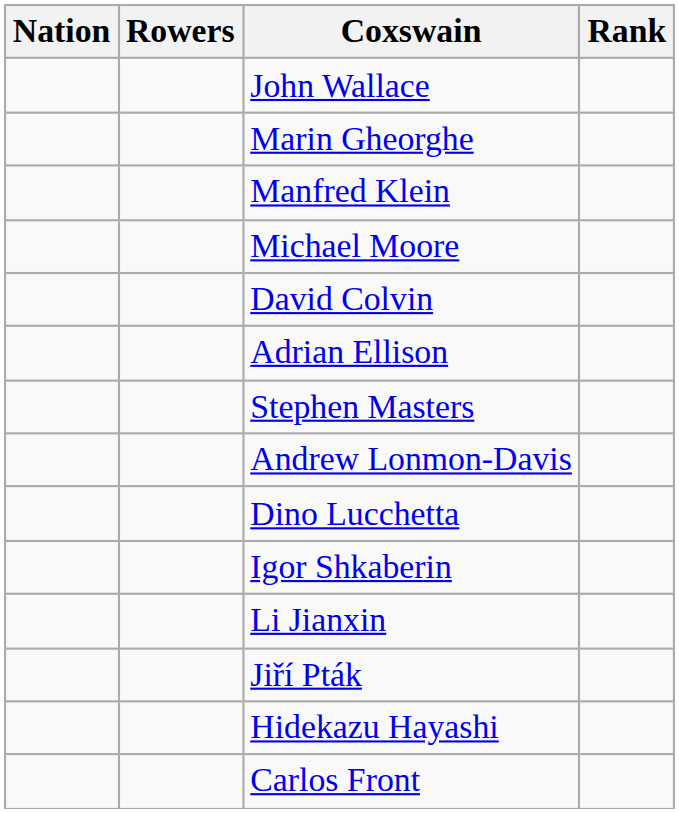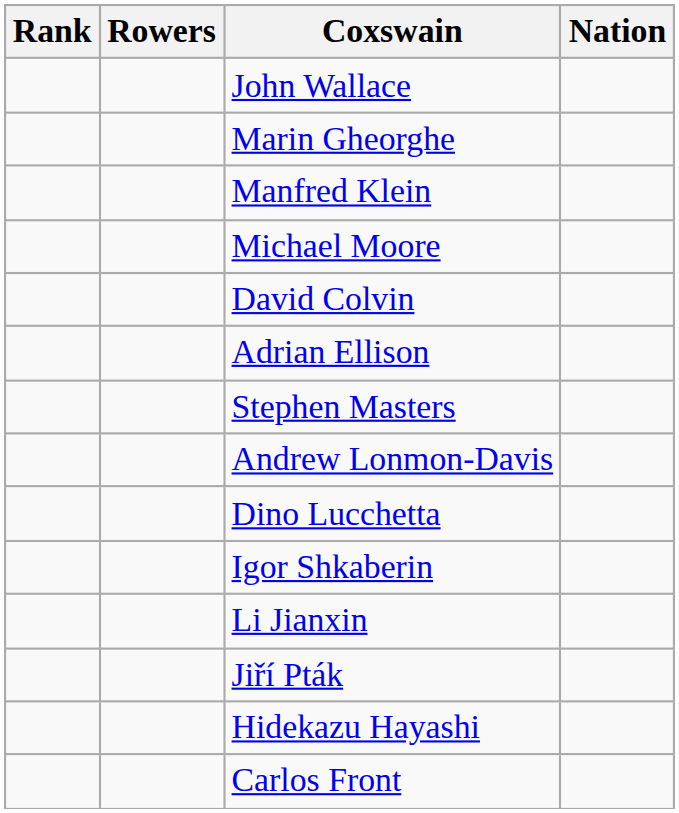columns swapped: (627, 31) <-> (62, 31)
